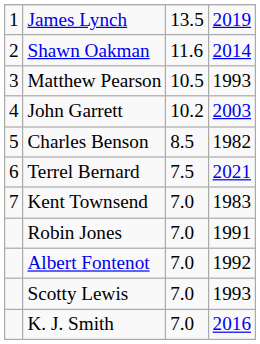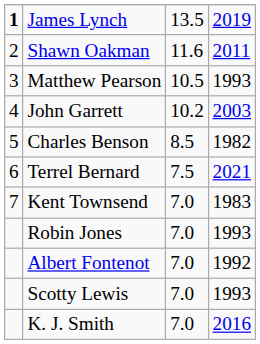(14, 19) normal -> (14, 19) bold
(232, 50) 2014 -> (231, 50) 2011
(232, 232) 1991 -> (232, 232) 1993
